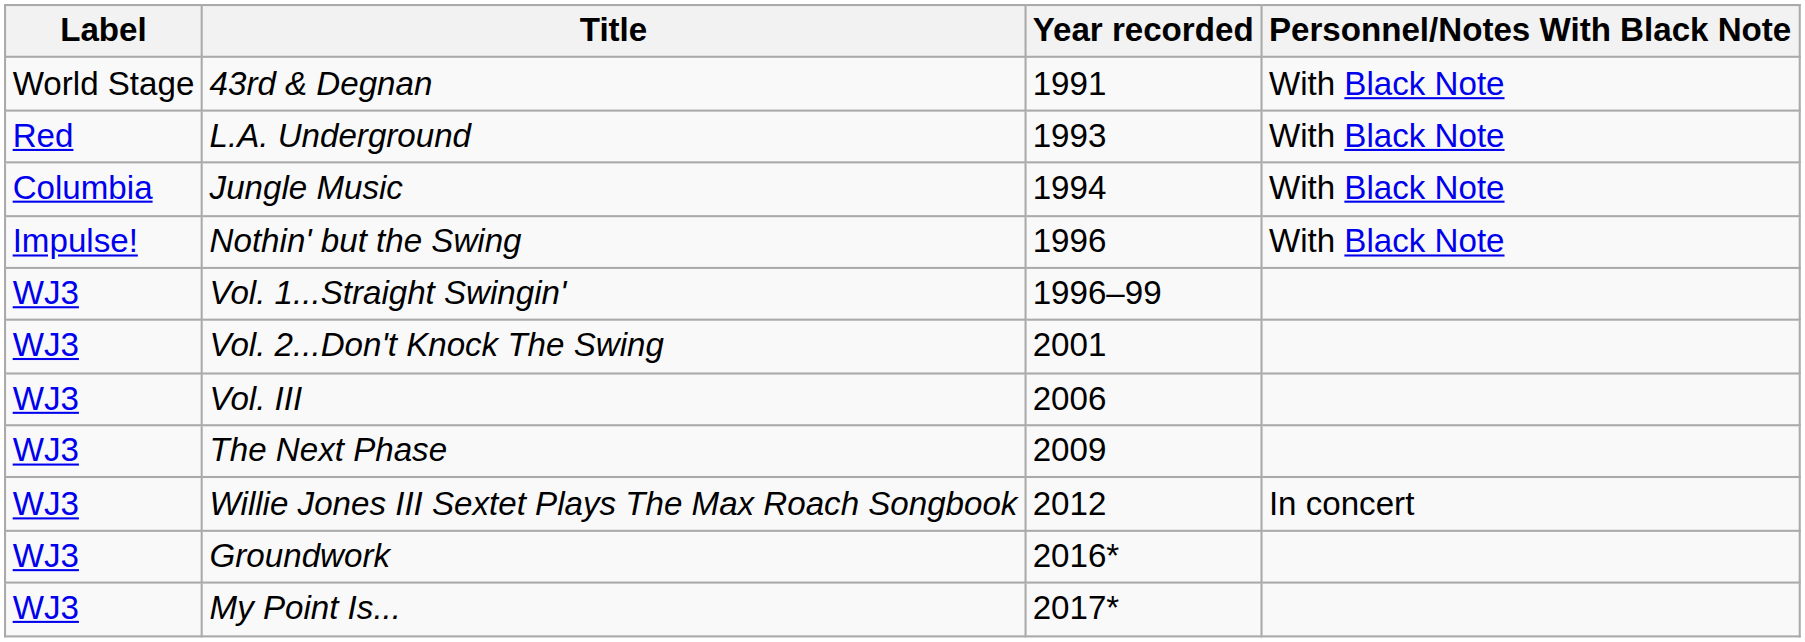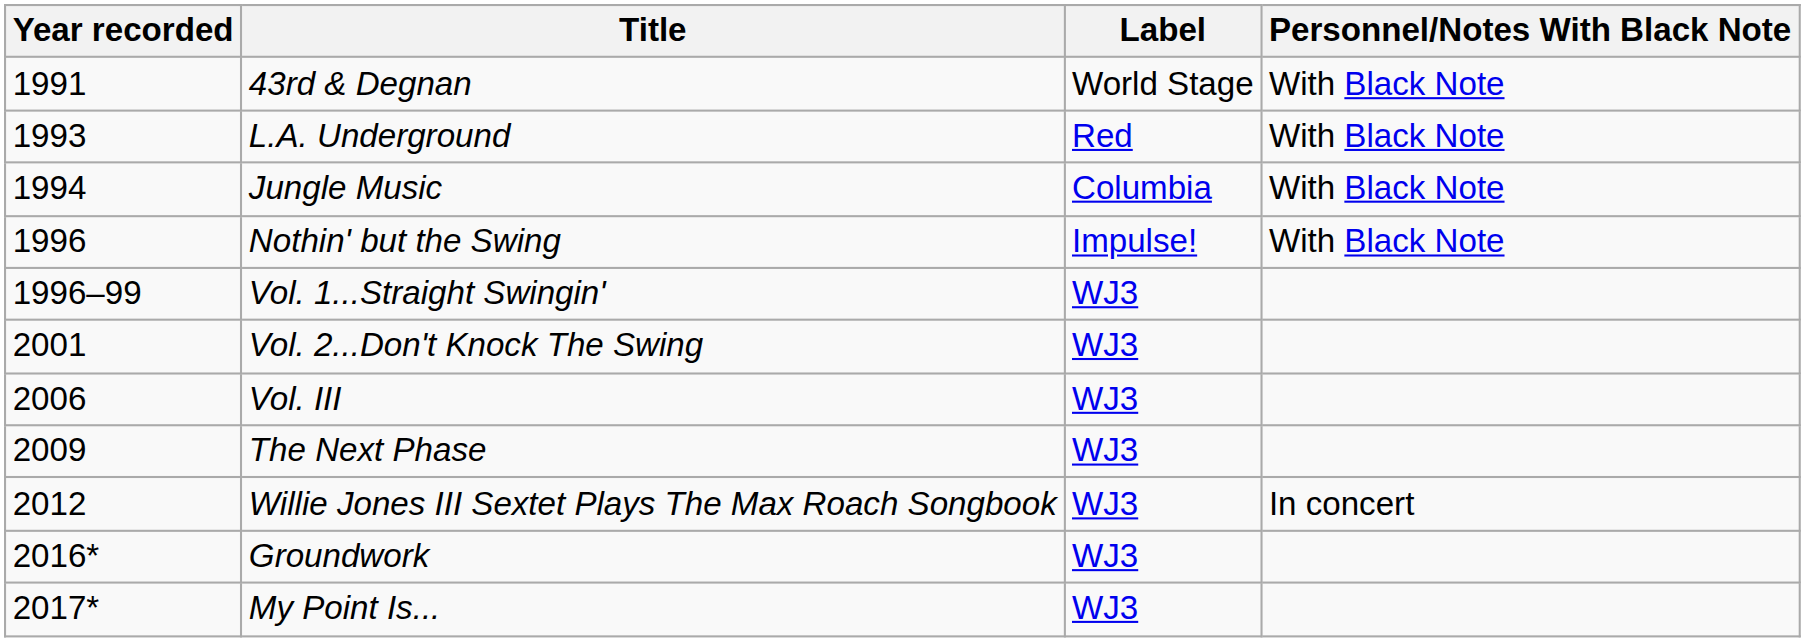columns swapped: (1143, 30) <-> (103, 30)
